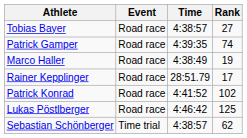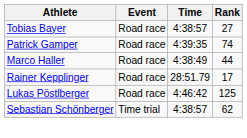(227, 61) 19 -> (227, 61) 44
- row: (40, 94)
